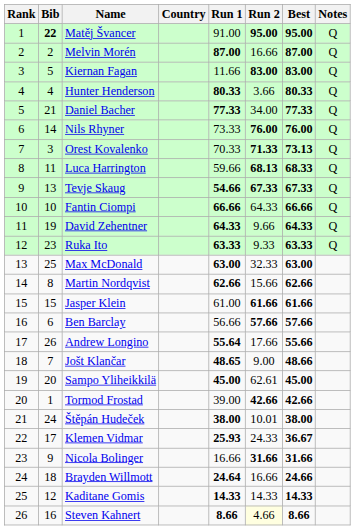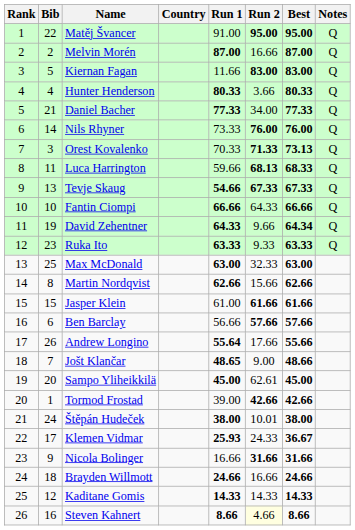(50, 33) bold -> (50, 33) normal
(299, 226) 64.33 -> (299, 226) 64.34
(227, 476) 24.64 -> (227, 476) 24.66
